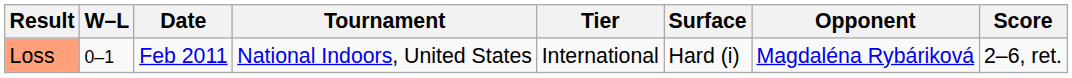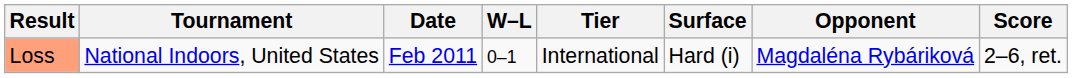columns swapped: (107, 21) <-> (385, 21)
